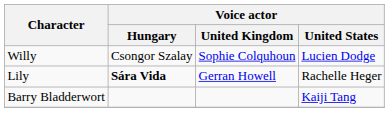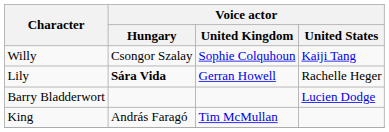(338, 55) Lucien Dodge -> (329, 55) Kaiji Tang
(329, 96) Kaiji Tang -> (338, 96) Lucien Dodge
+ row: (20, 117)
